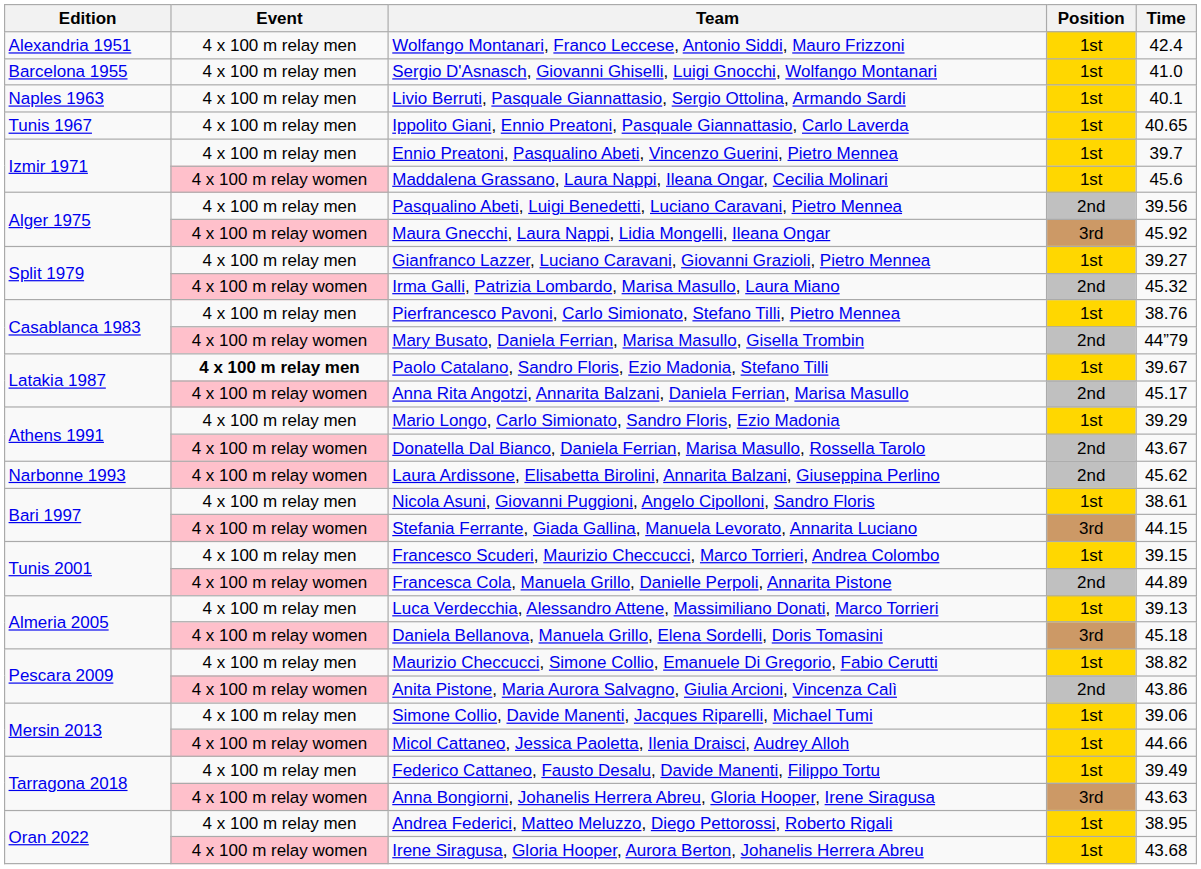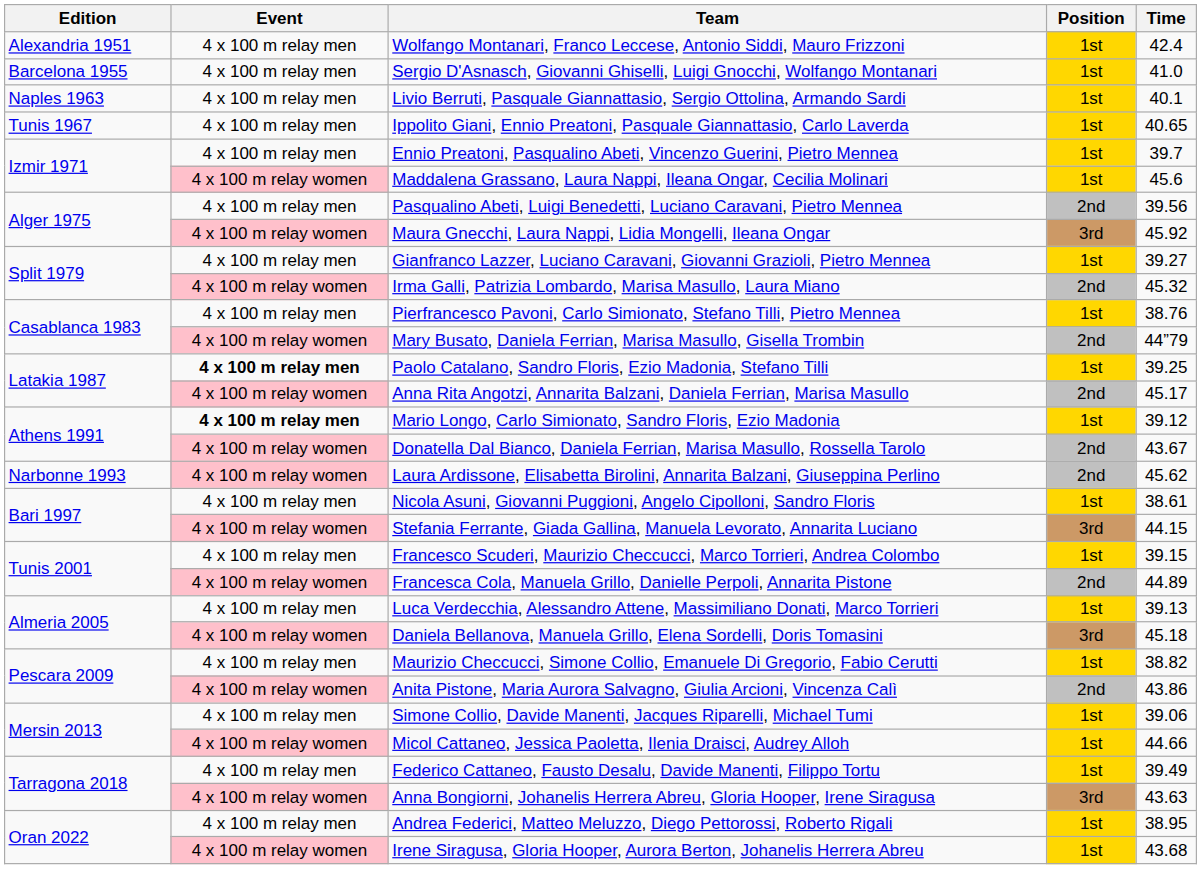(1166, 367) 39.67 -> (1166, 367) 39.25
(279, 421) normal -> (279, 421) bold
(1166, 421) 39.29 -> (1166, 421) 39.12
